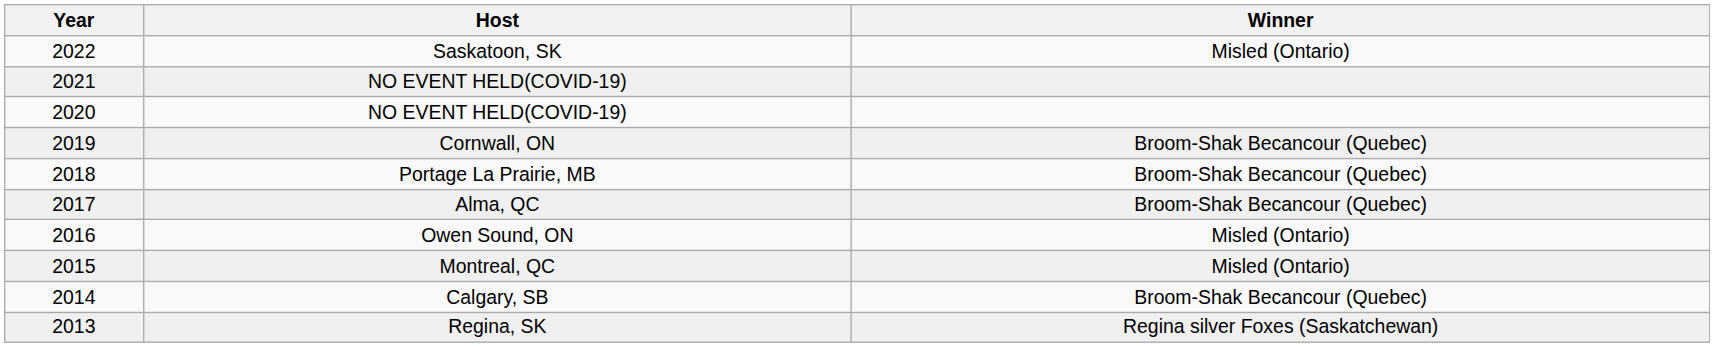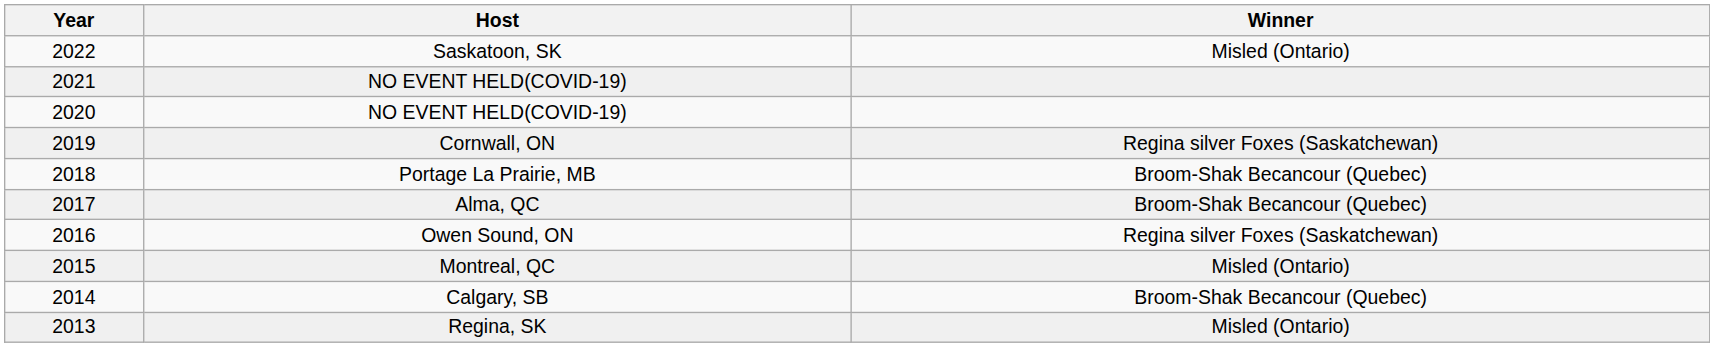(1281, 143) Broom-Shak Becancour (Quebec) -> (1281, 143) Regina silver Foxes (Saskatchewan)
(1281, 235) Misled (Ontario) -> (1281, 235) Regina silver Foxes (Saskatchewan)
(1281, 328) Regina silver Foxes (Saskatchewan) -> (1281, 328) Misled (Ontario)
